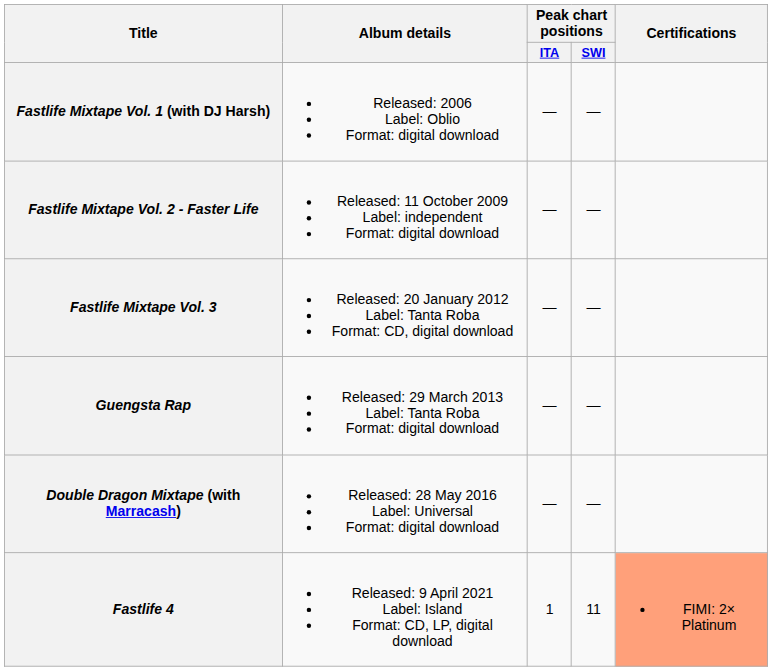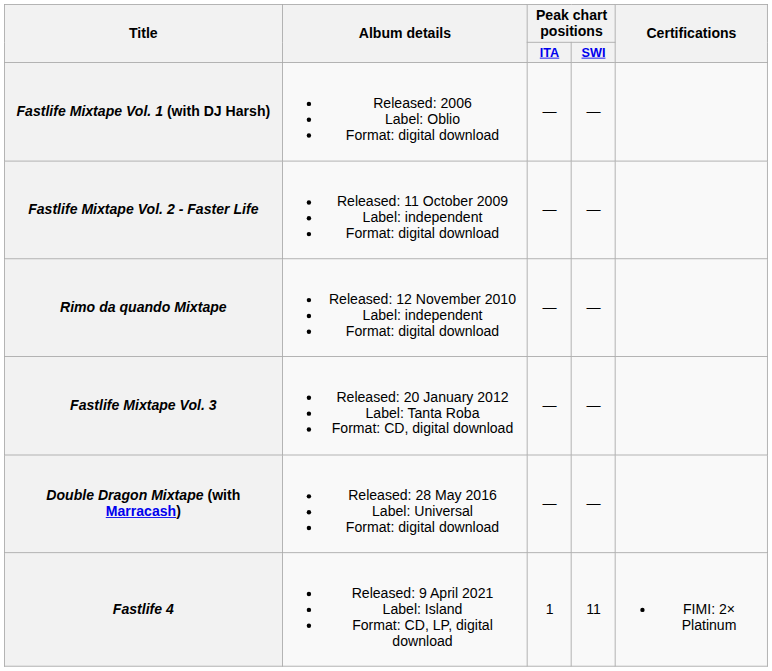+ row: (143, 307)
- row: (143, 405)
(691, 618) lightsalmon background -> (691, 618) no background
